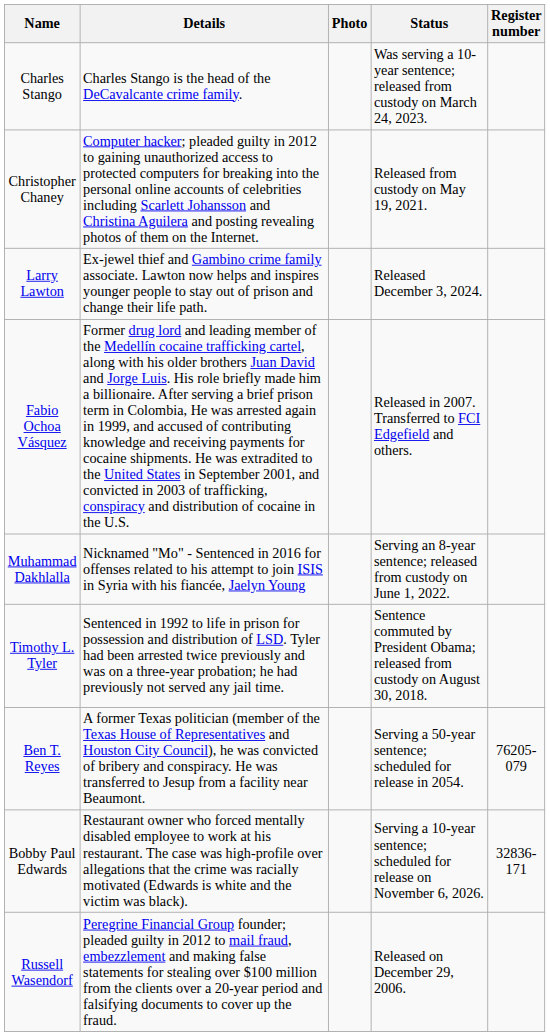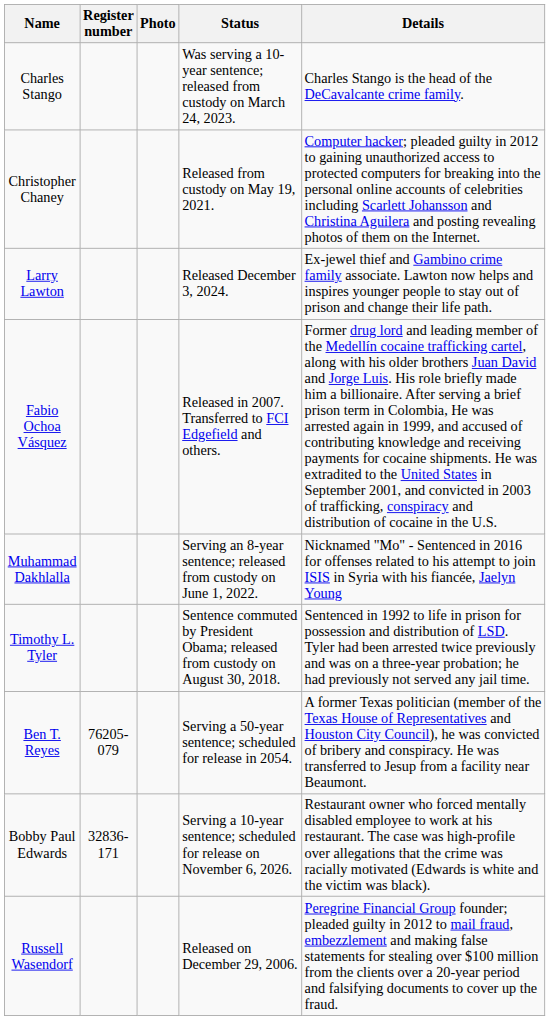columns swapped: (516, 23) <-> (204, 23)
